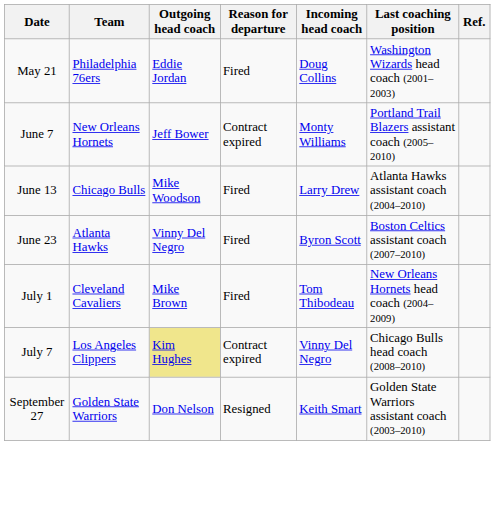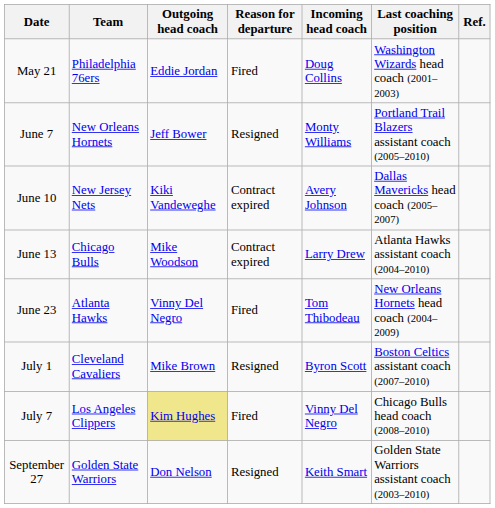(245, 134) Contract expired -> (255, 134) Resigned
+ row: (37, 197)
(237, 190) Fired -> (253, 254) Contract expired
(330, 239) Byron Scott -> (332, 310) Tom Thibodeau
(408, 239) Boston Celtics assistant coach (2007–2010) -> (408, 310) New Orleans Hornets head coach (2004–2009)
(237, 296) Fired -> (255, 366) Resigned
(327, 296) Tom Thibodeau -> (336, 366) Byron Scott
(404, 296) New Orleans Hornets head coach (2004–2009) -> (412, 366) Boston Celtics assistant coach (2007–2010)
(245, 352) Contract expired -> (244, 415) Fired
